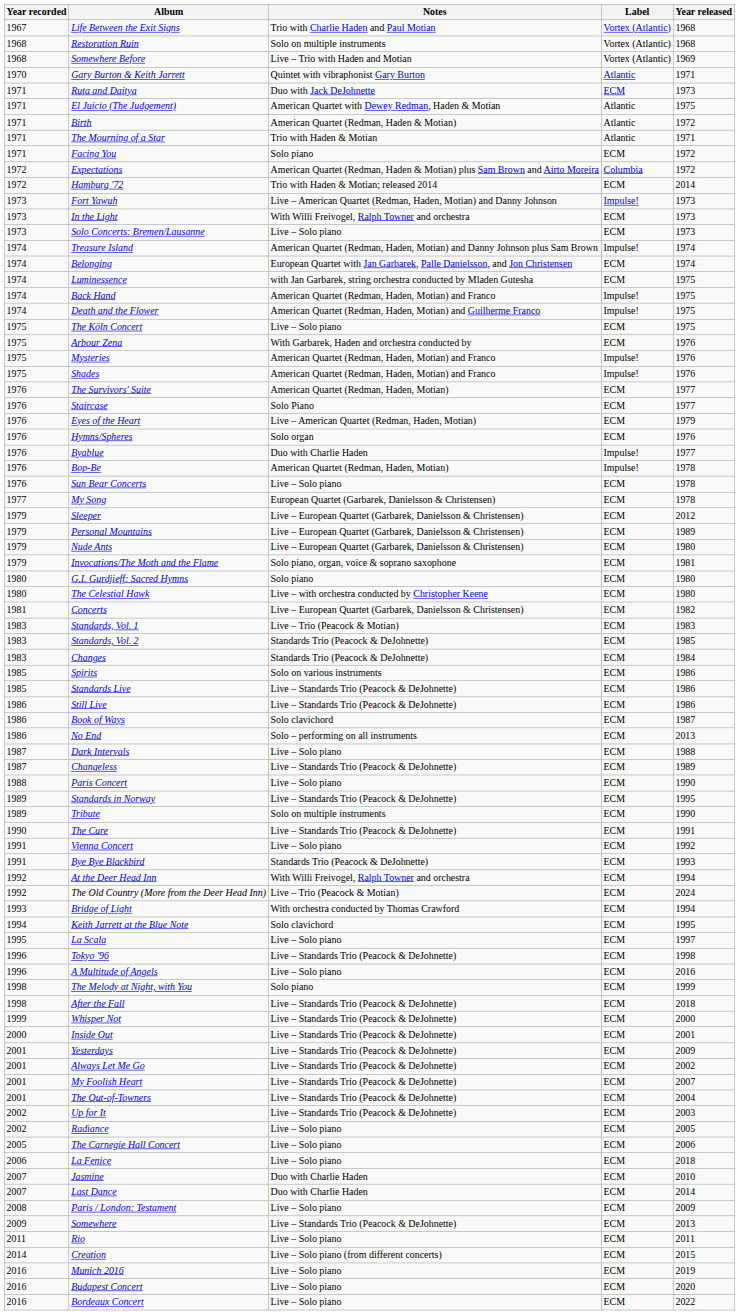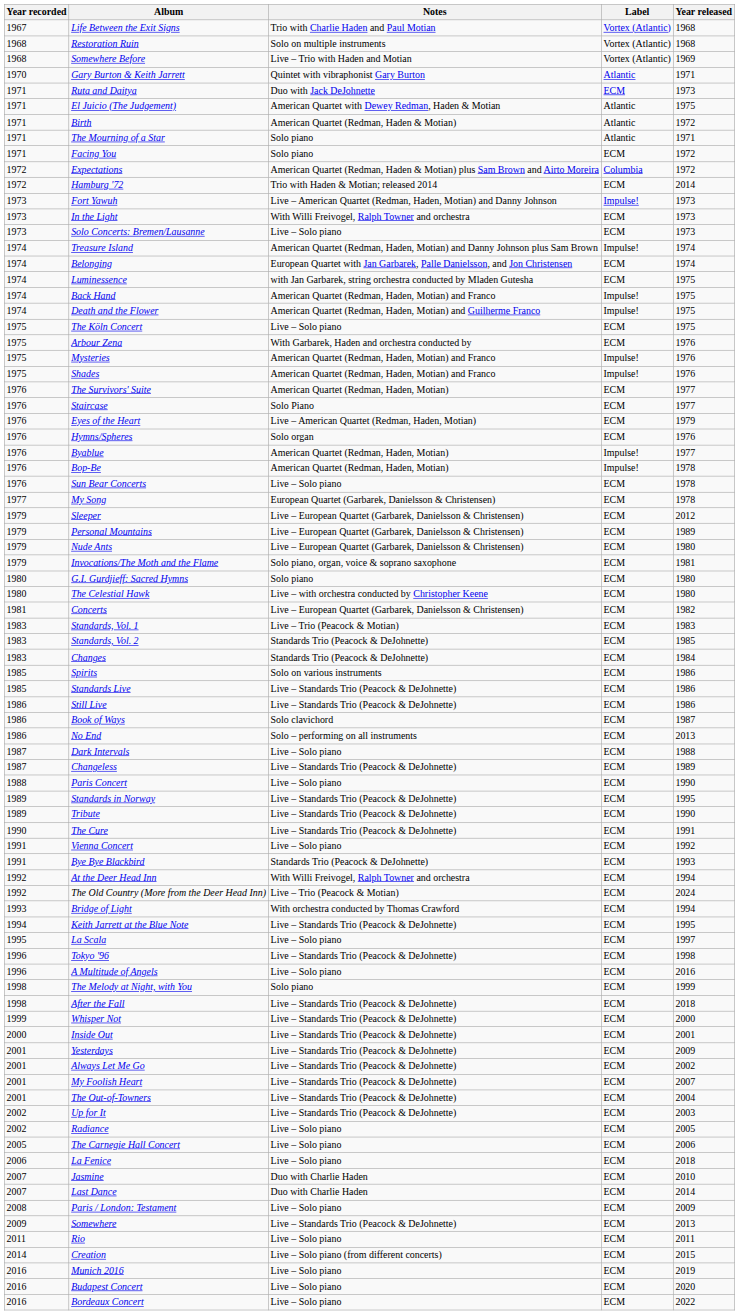(324, 138) Trio with Haden & Motian -> (292, 138) Solo piano
(319, 452) Duo with Charlie Haden -> (360, 452) American Quartet (Redman, Haden, Motian)
(328, 814) Solo on multiple instruments -> (363, 814) Live – Standards Trio (Peacock & DeJohnette)
(302, 924) Solo clavichord -> (363, 924) Live – Standards Trio (Peacock & DeJohnette)
